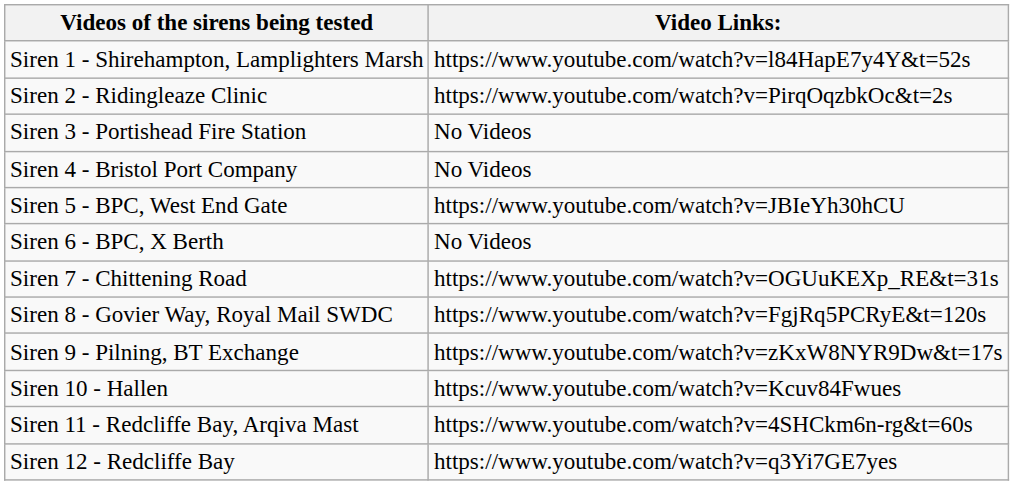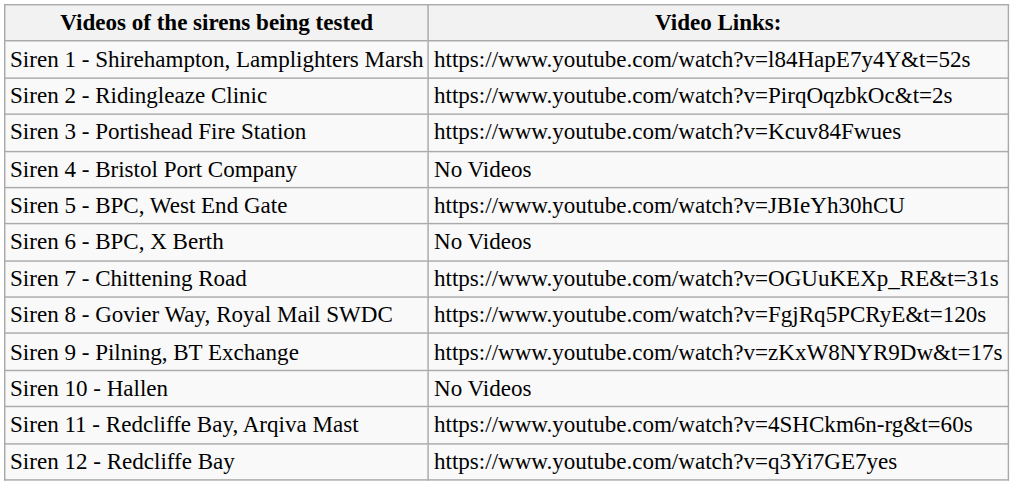(483, 132) No Videos -> (668, 132) https://www.youtube.com/watch?v=Kcuv84Fwues
(668, 388) https://www.youtube.com/watch?v=Kcuv84Fwues -> (483, 388) No Videos
